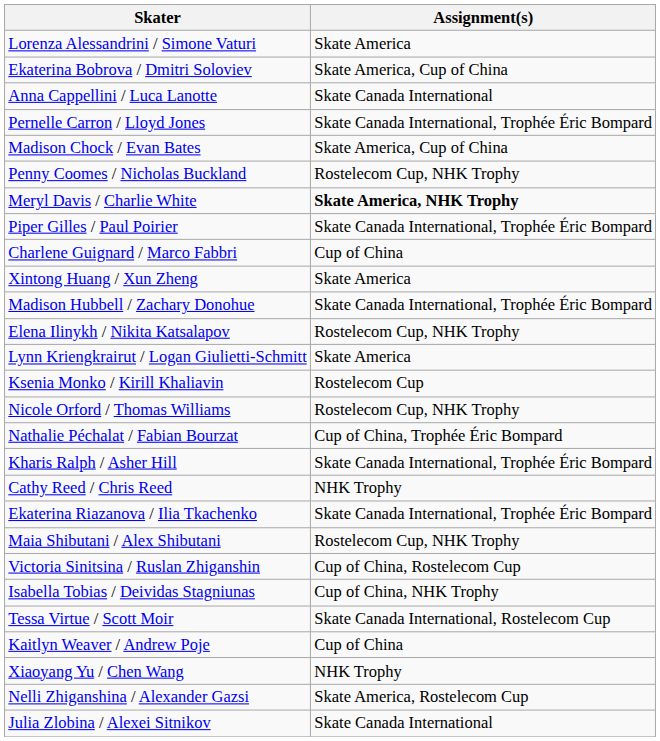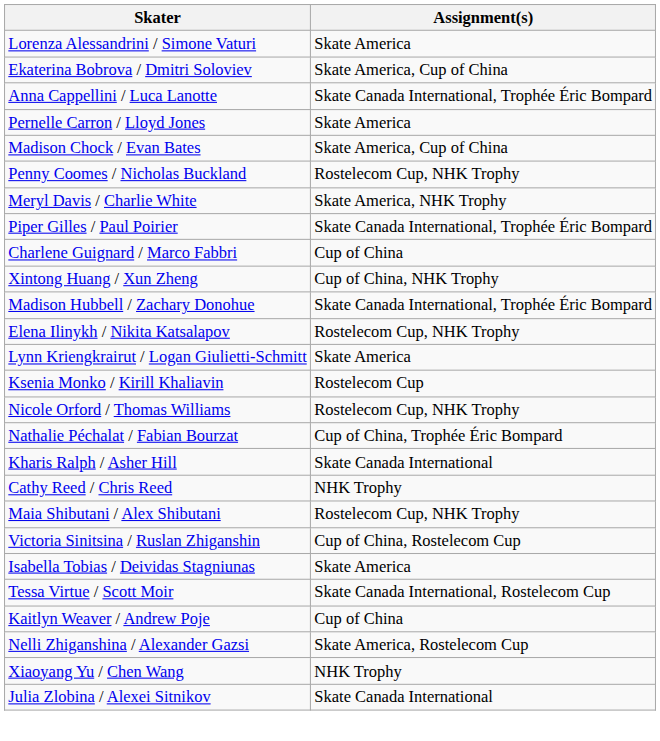(404, 95) Skate Canada International -> (483, 95) Skate Canada International, Trophée Éric Bompard
(483, 122) Skate Canada International, Trophée Éric Bompard -> (363, 122) Skate America
(416, 200) bold -> (410, 200) normal
(363, 278) Skate America -> (407, 278) Cup of China, NHK Trophy
(483, 461) Skate Canada International, Trophée Éric Bompard -> (404, 461) Skate Canada International
- row: (133, 514)
(407, 592) Cup of China, NHK Trophy -> (363, 566) Skate America
rows swapped: (96, 670) <-> (129, 697)
